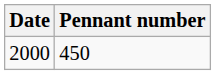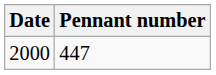(75, 52) 450 -> (75, 52) 447
